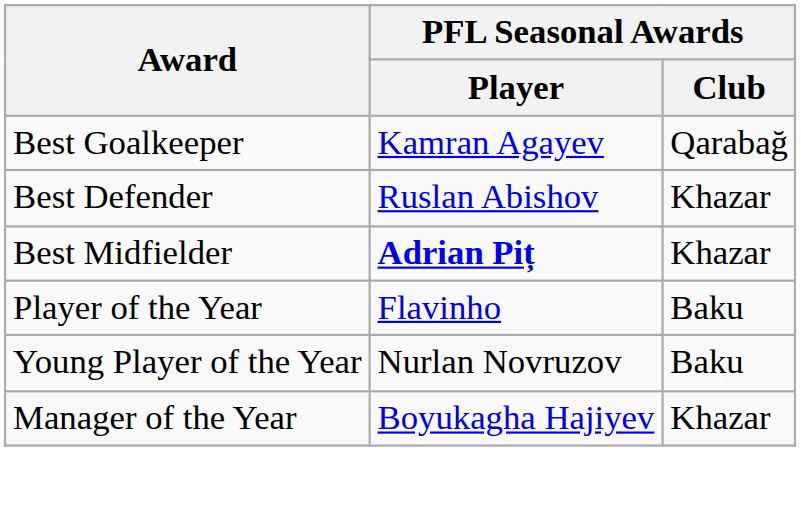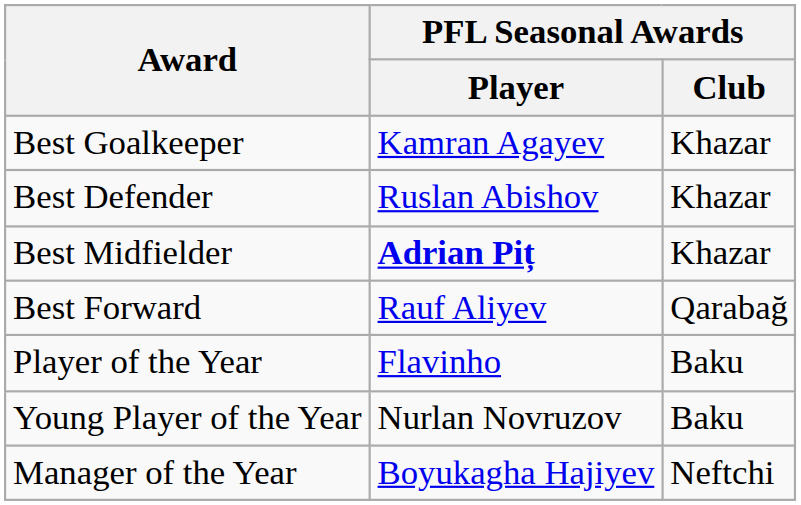(729, 142) Qarabağ -> (720, 142) Khazar
+ row: (107, 307)
(720, 417) Khazar -> (722, 472) Neftchi
